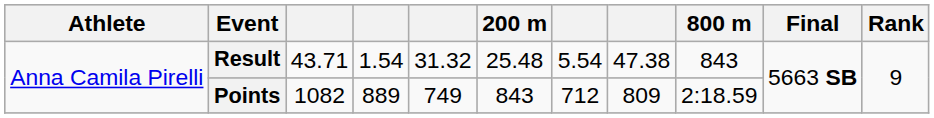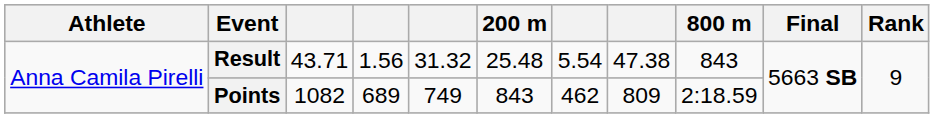(381, 59) 1.54 -> (381, 59) 1.56
(381, 96) 889 -> (381, 96) 689
(580, 96) 712 -> (580, 96) 462
